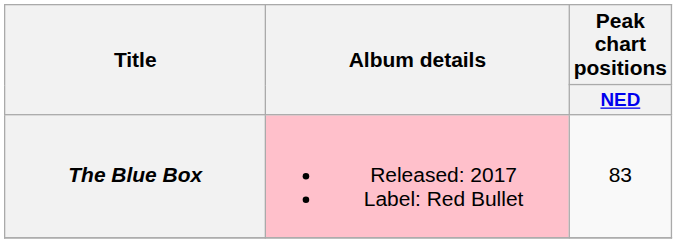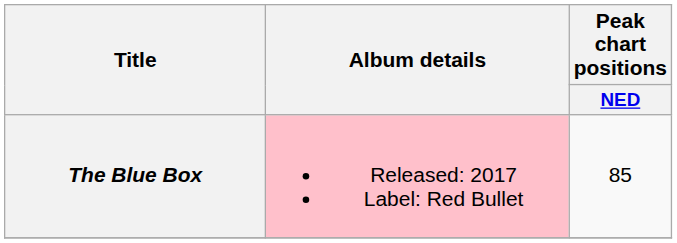(620, 175) 83 -> (620, 175) 85
